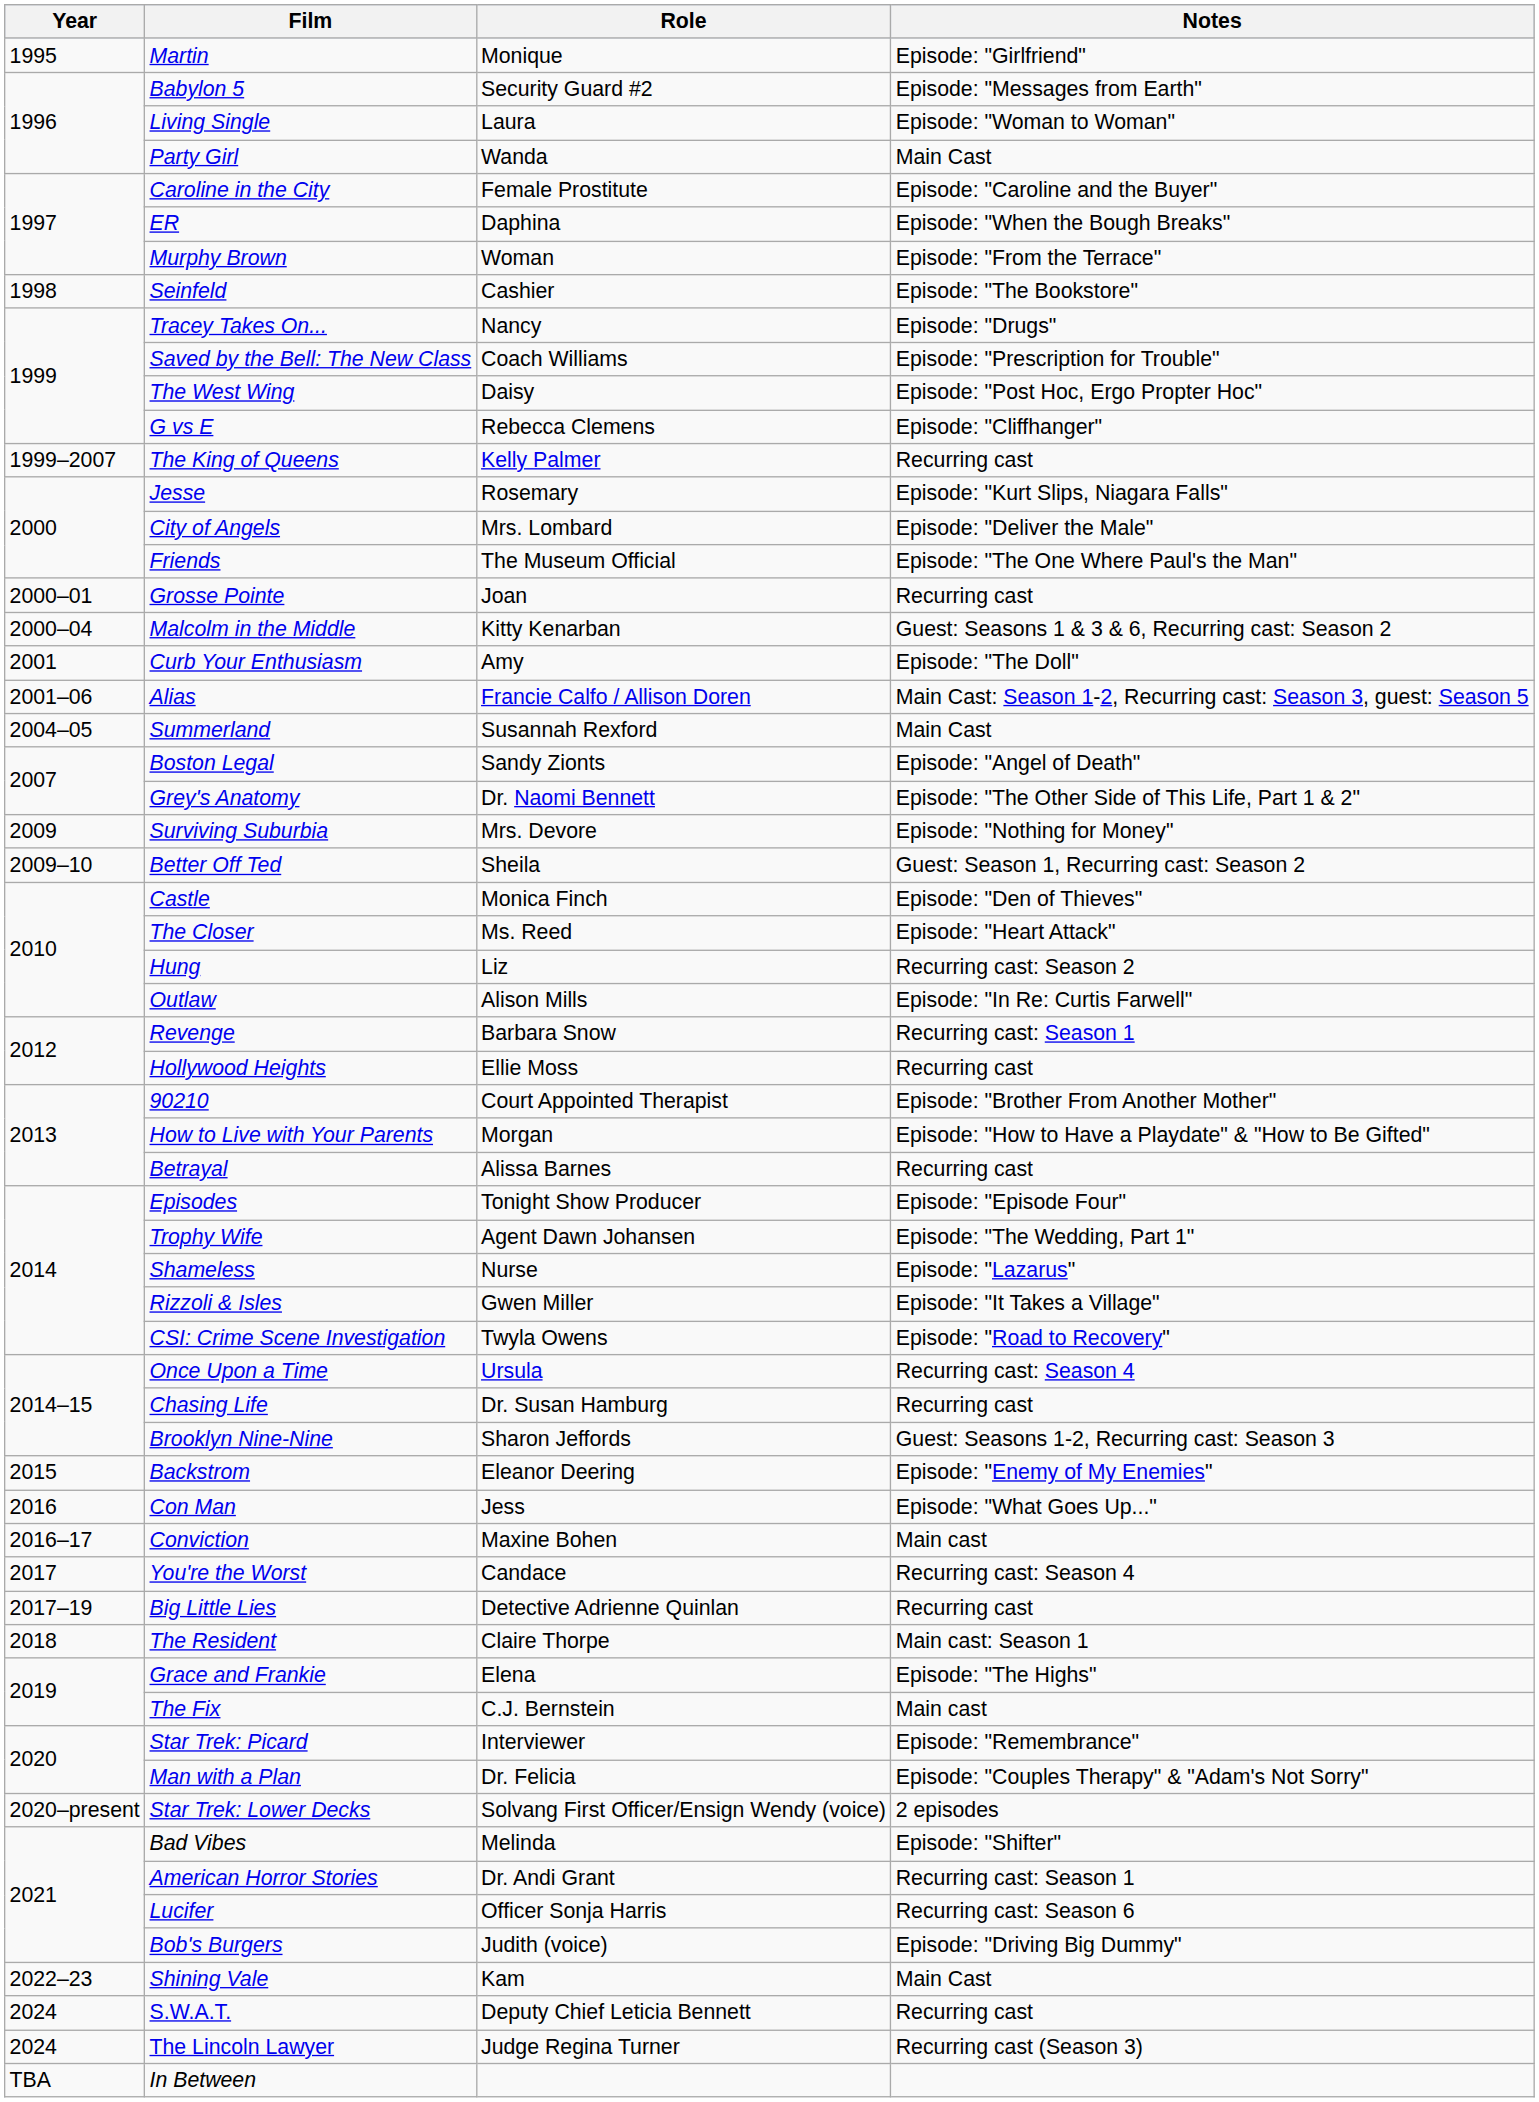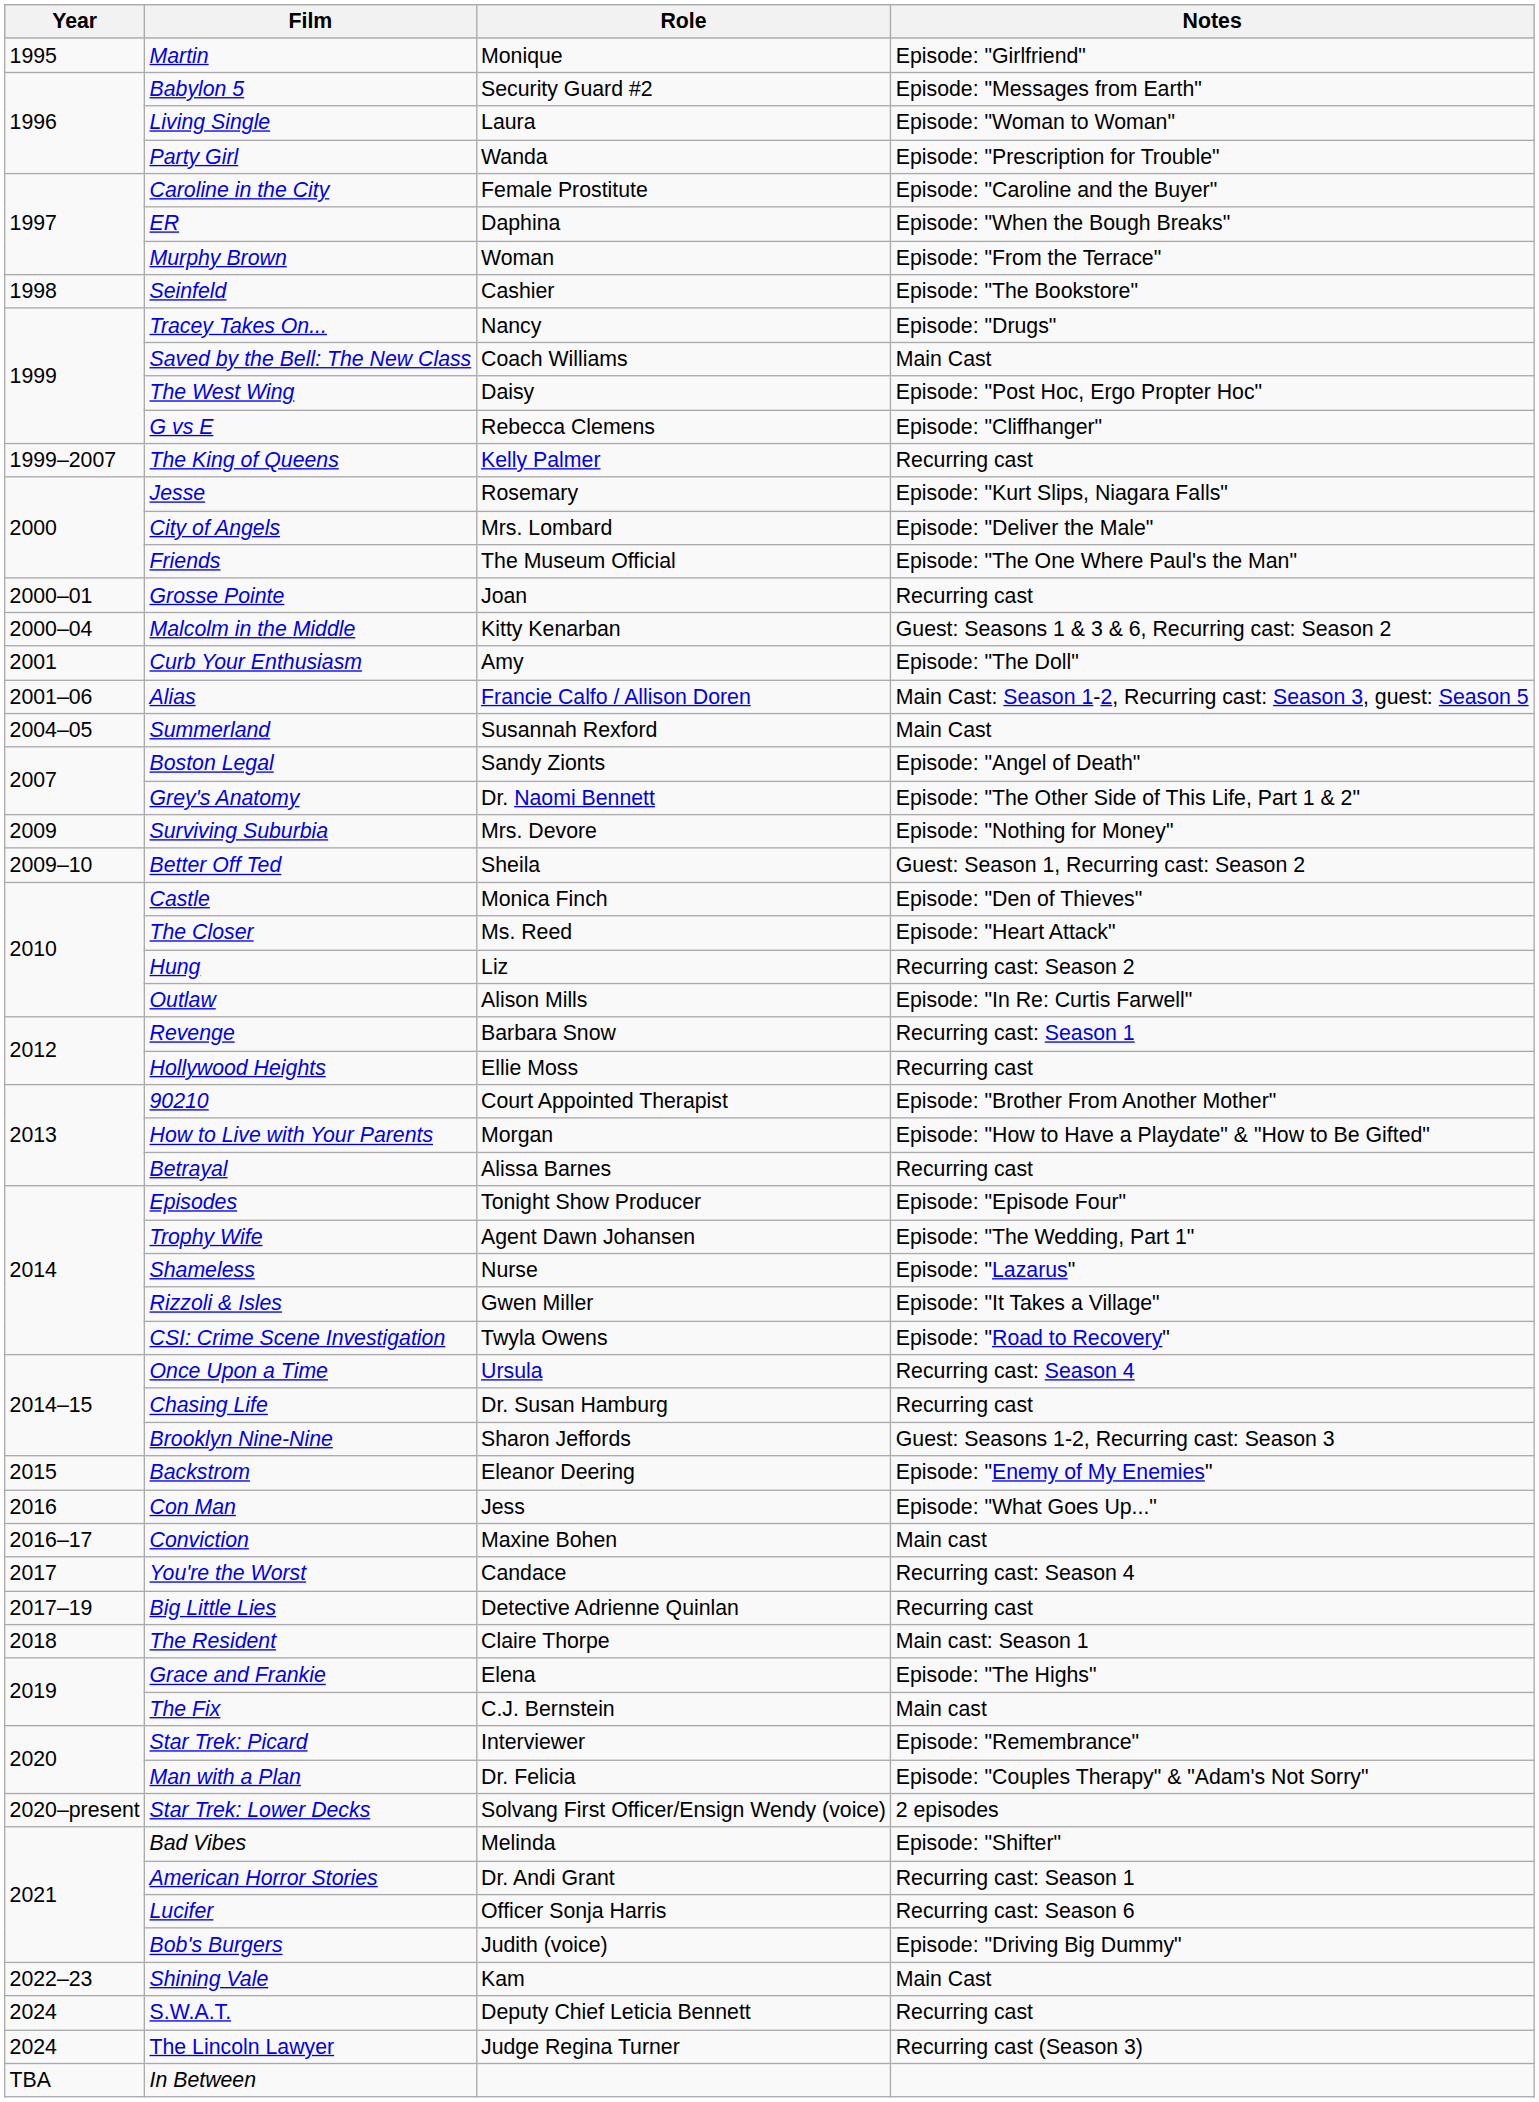(944, 156) Main Cast -> (1058, 156) Episode: "Prescription for Trouble"
(1058, 358) Episode: "Prescription for Trouble" -> (944, 358) Main Cast
